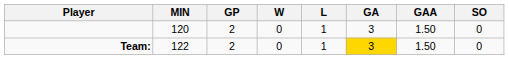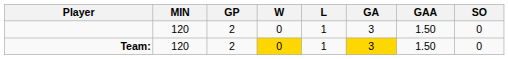(180, 46) 122 -> (180, 46) 120
(279, 46) no background -> (279, 46) gold background
